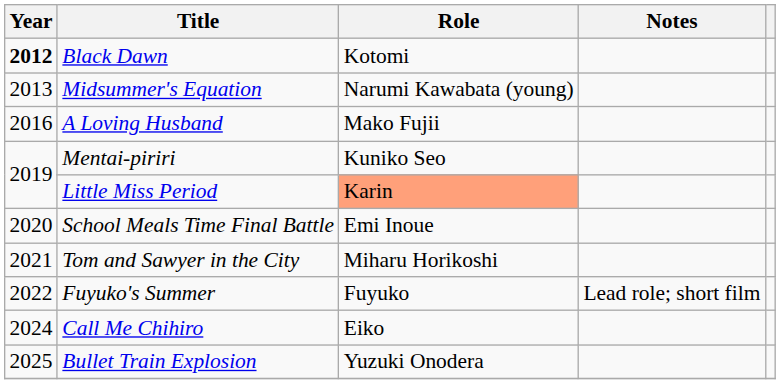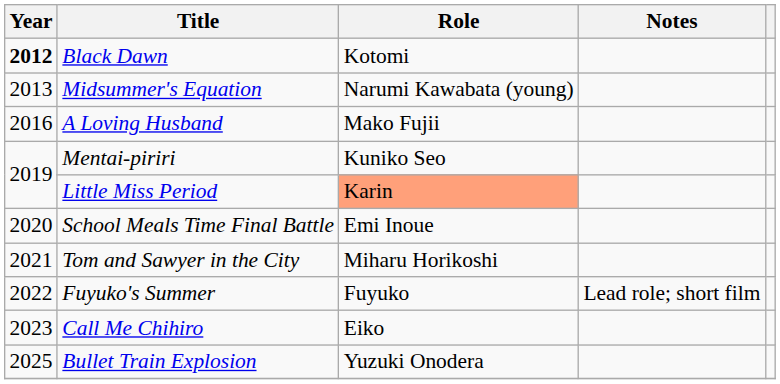(31, 327) 2024 -> (31, 327) 2023
